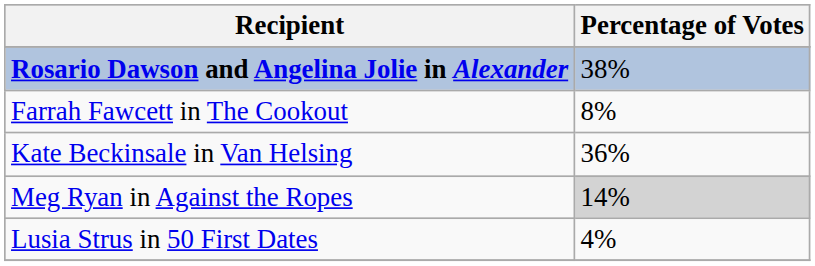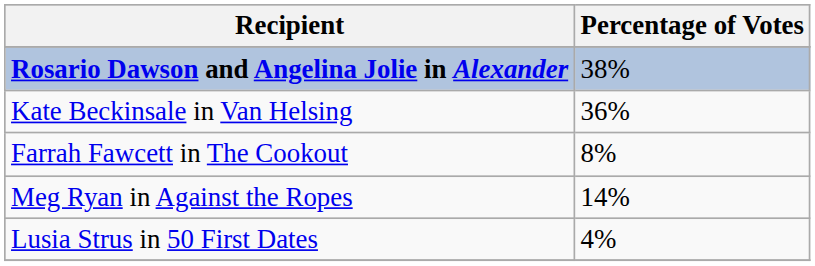rows swapped: (182, 153) <-> (180, 111)
(605, 196) lightgrey background -> (605, 196) no background
